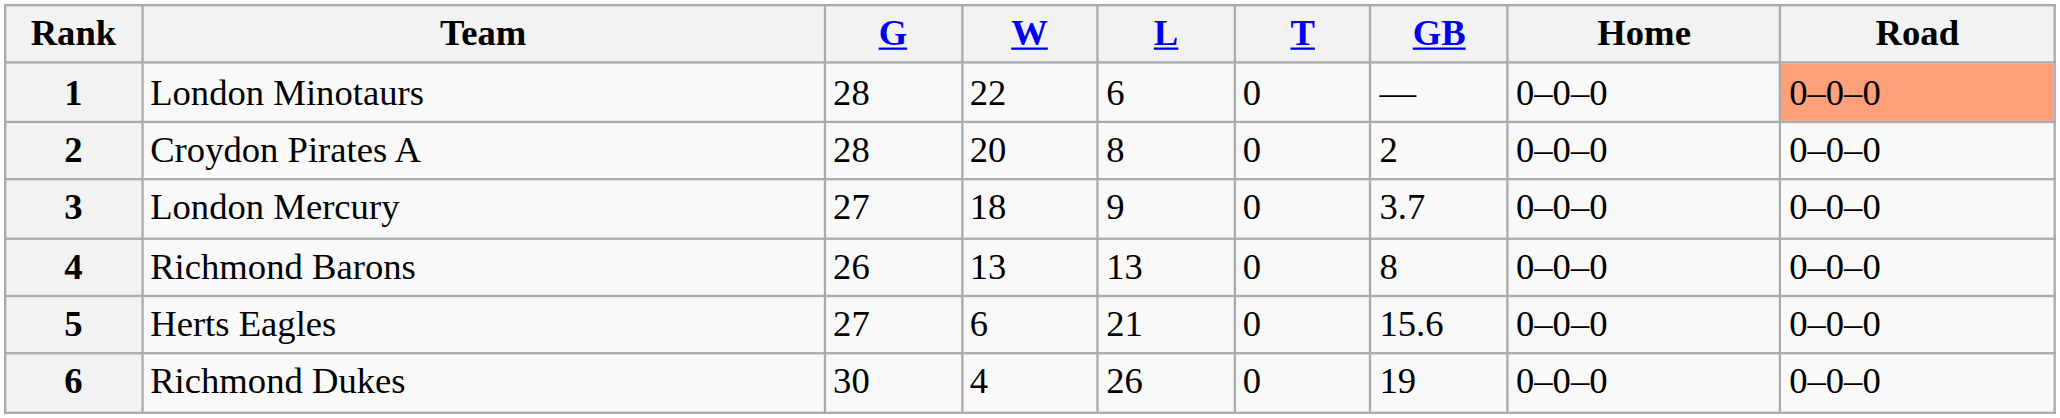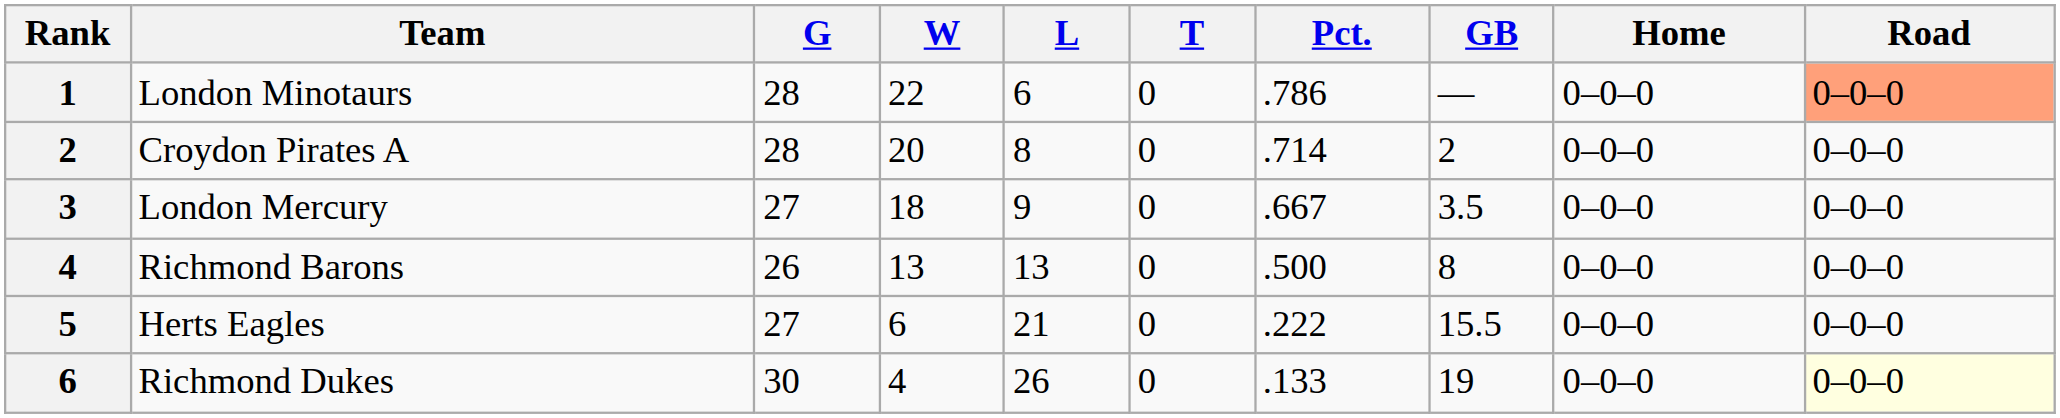+ column: (1342, 33)
(1402, 207) 3.7 -> (1461, 207) 3.5
(1411, 324) 15.6 -> (1470, 324) 15.5
(1835, 382) no background -> (1858, 382) lightyellow background
